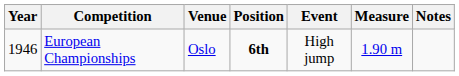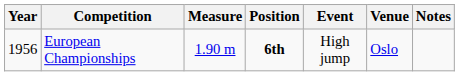columns swapped: (207, 17) <-> (382, 17)
(23, 49) 1946 -> (23, 49) 1956
